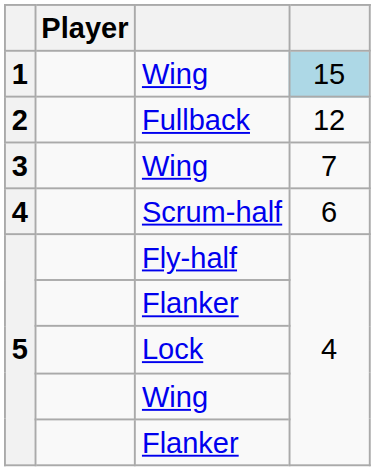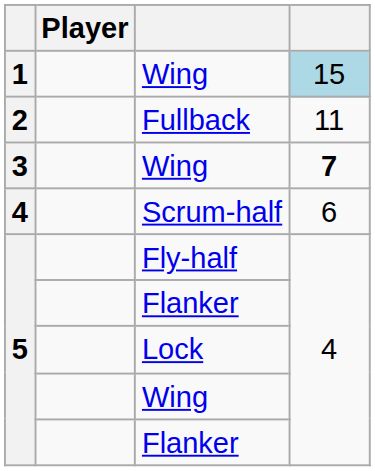(329, 120) 12 -> (329, 120) 11
(329, 166) normal -> (329, 166) bold
